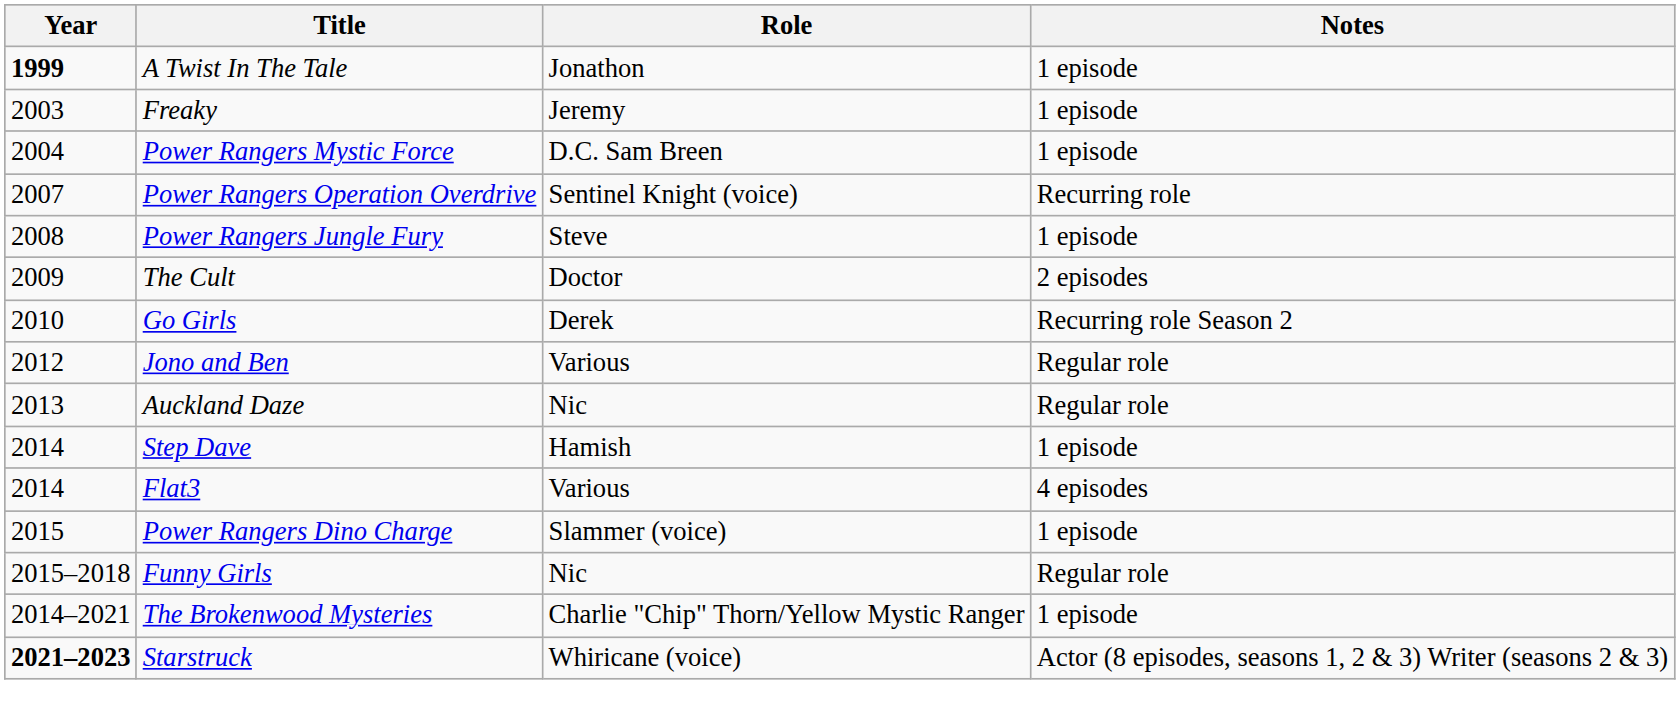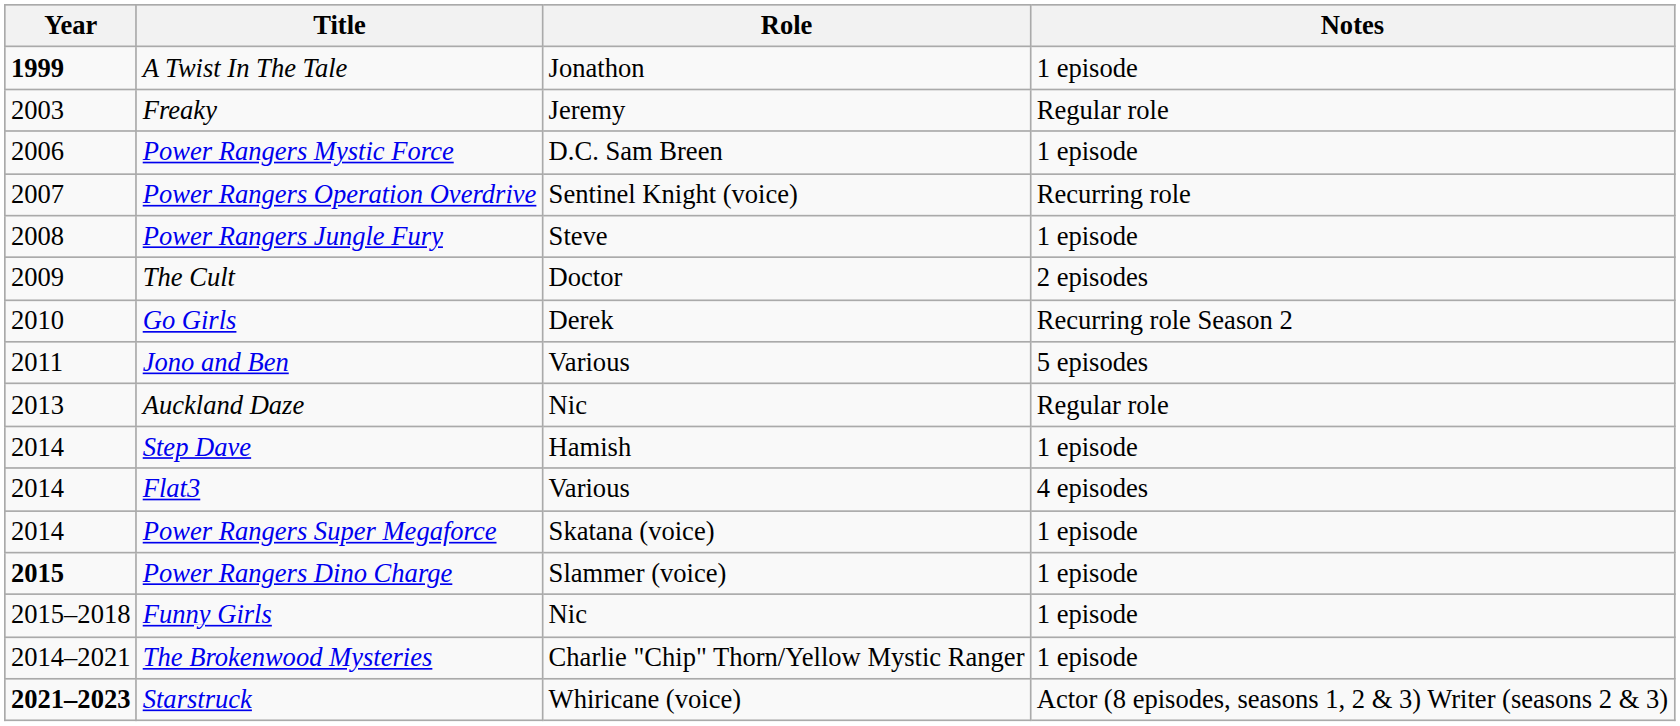(1087, 109) 1 episode -> (1103, 109) Regular role
(38, 151) 2004 -> (38, 151) 2006
(38, 362) 2012 -> (37, 362) 2011
(1103, 362) Regular role -> (1092, 362) 5 episodes
+ row: (320, 531)
(38, 531) normal -> (38, 573) bold
(1103, 573) Regular role -> (1087, 615) 1 episode
